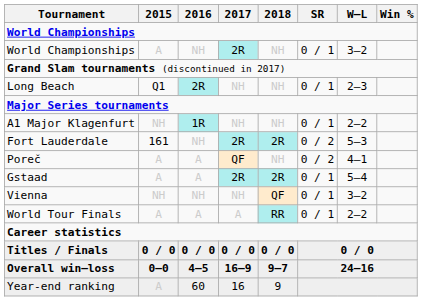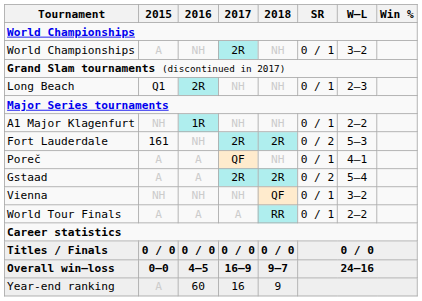(317, 159) 0 / 2 -> (317, 159) 0 / 1
(317, 178) 0 / 1 -> (317, 178) 0 / 2
